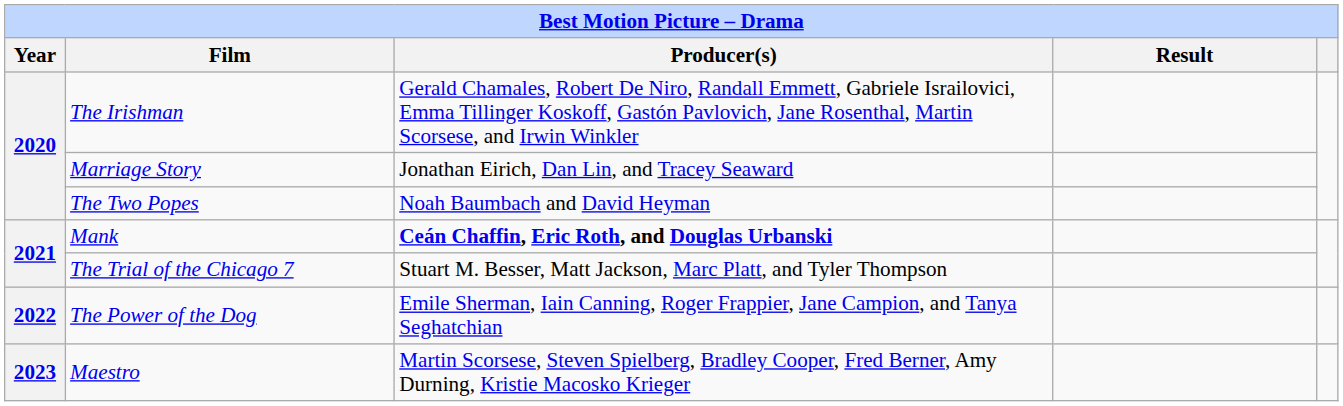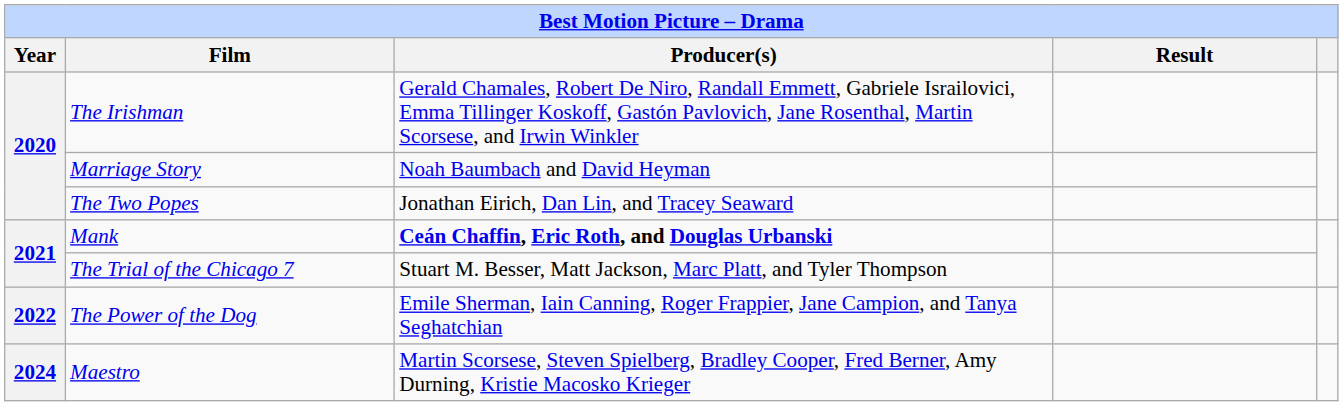(596, 169) Jonathan Eirich, Dan Lin, and Tracey Seaward -> (555, 169) Noah Baumbach and David Heyman
(555, 202) Noah Baumbach and David Heyman -> (596, 202) Jonathan Eirich, Dan Lin, and Tracey Seaward
(35, 372) 2023 -> (35, 372) 2024
